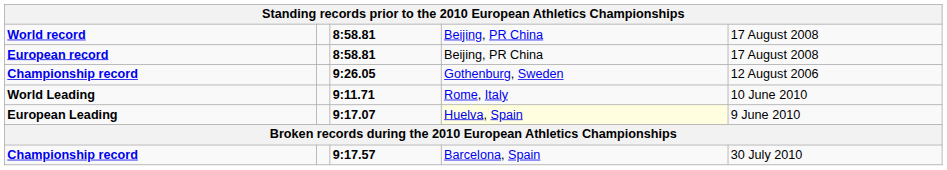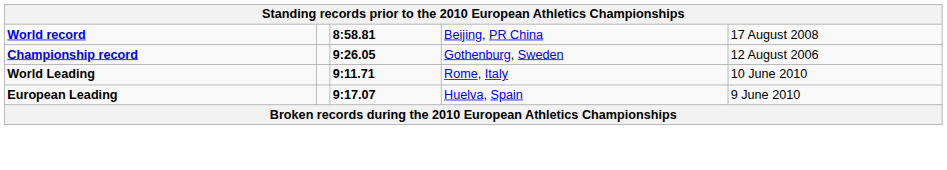- row: (58, 54)
(483, 114) lightyellow background -> (483, 94) no background
- row: (73, 154)
